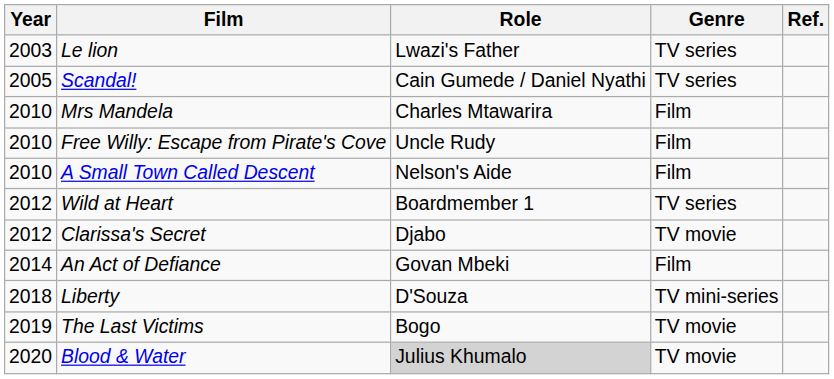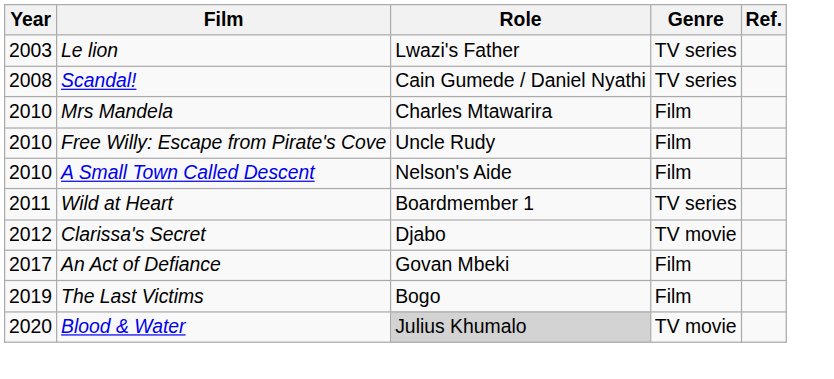(31, 81) 2005 -> (31, 81) 2008
(31, 204) 2012 -> (30, 204) 2011
(31, 265) 2014 -> (31, 265) 2017
- row: (90, 296)
(696, 326) TV movie -> (673, 296) Film
